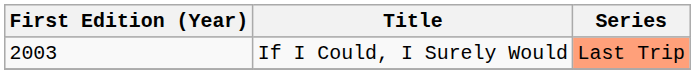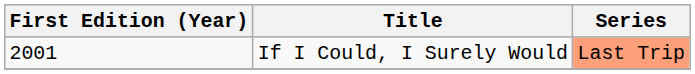(33, 53) 2003 -> (33, 53) 2001
